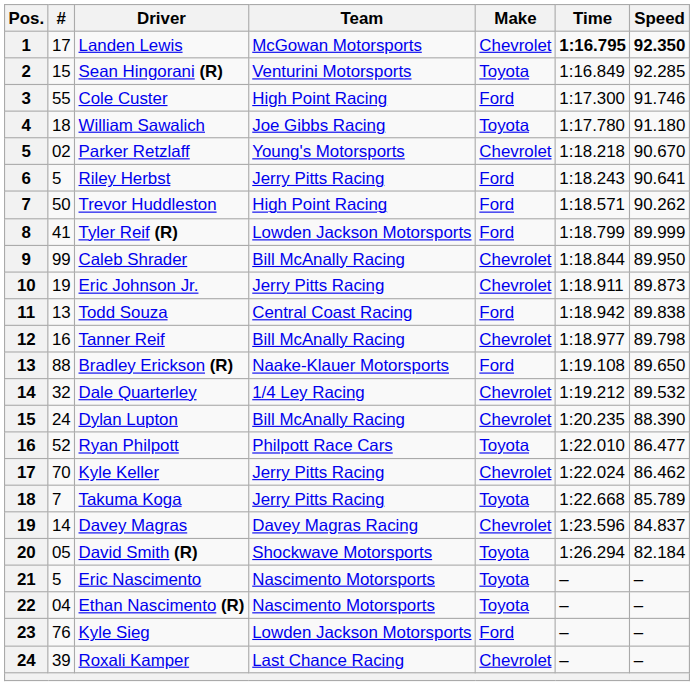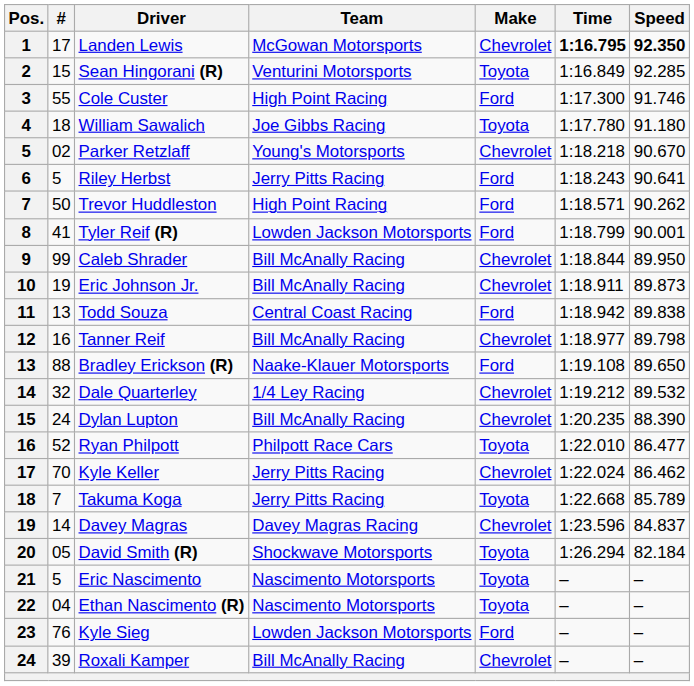(660, 232) 89.999 -> (660, 232) 90.001
(318, 285) Jerry Pitts Racing -> (329, 285) Bill McAnally Racing
(328, 659) Last Chance Racing -> (329, 659) Bill McAnally Racing
